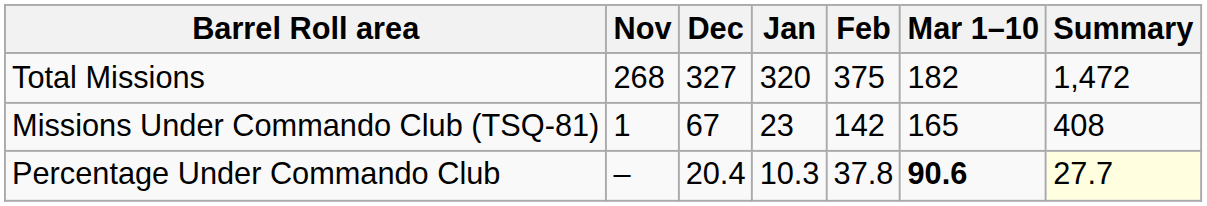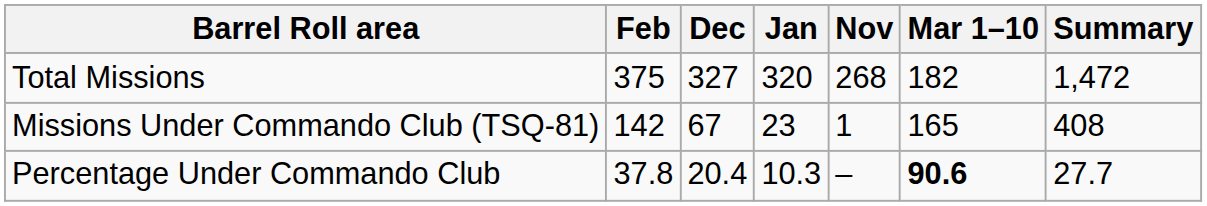columns swapped: (643, 28) <-> (863, 28)
(1083, 175) lightyellow background -> (1083, 175) no background
